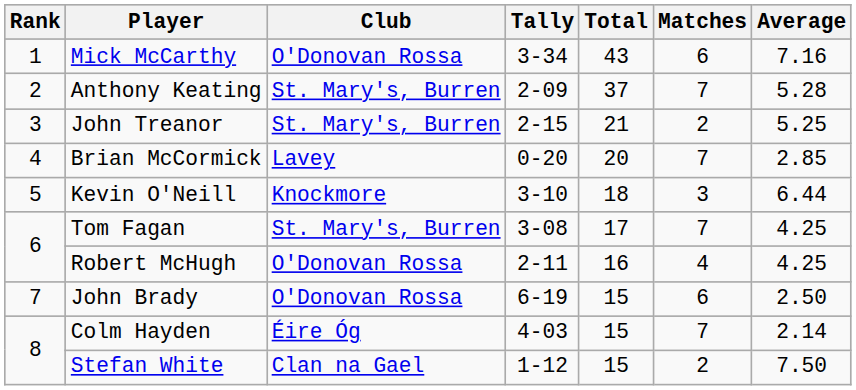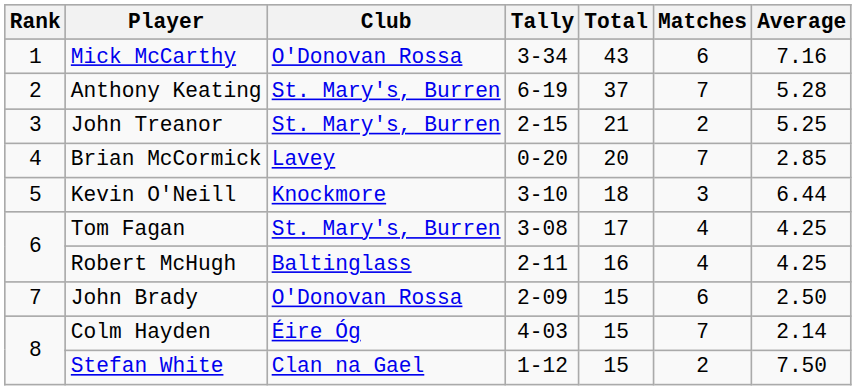(542, 91) 2-09 -> (542, 91) 6-19
(703, 229) 7 -> (703, 229) 4
(367, 264) O'Donovan Rossa -> (342, 264) Baltinglass
(542, 298) 6-19 -> (542, 298) 2-09
